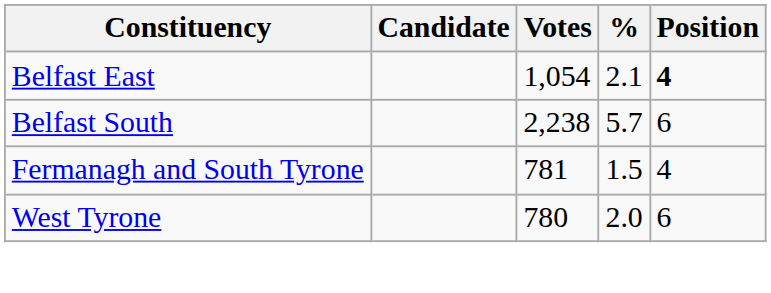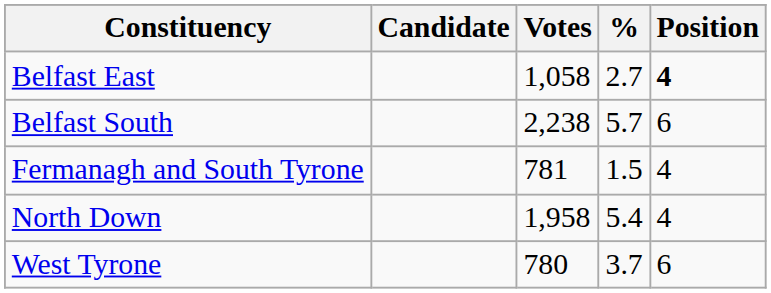(557, 75) 1,054 -> (557, 75) 1,058
(624, 75) 2.1 -> (624, 75) 2.7
+ row: (87, 216)
(624, 216) 2.0 -> (624, 264) 3.7
